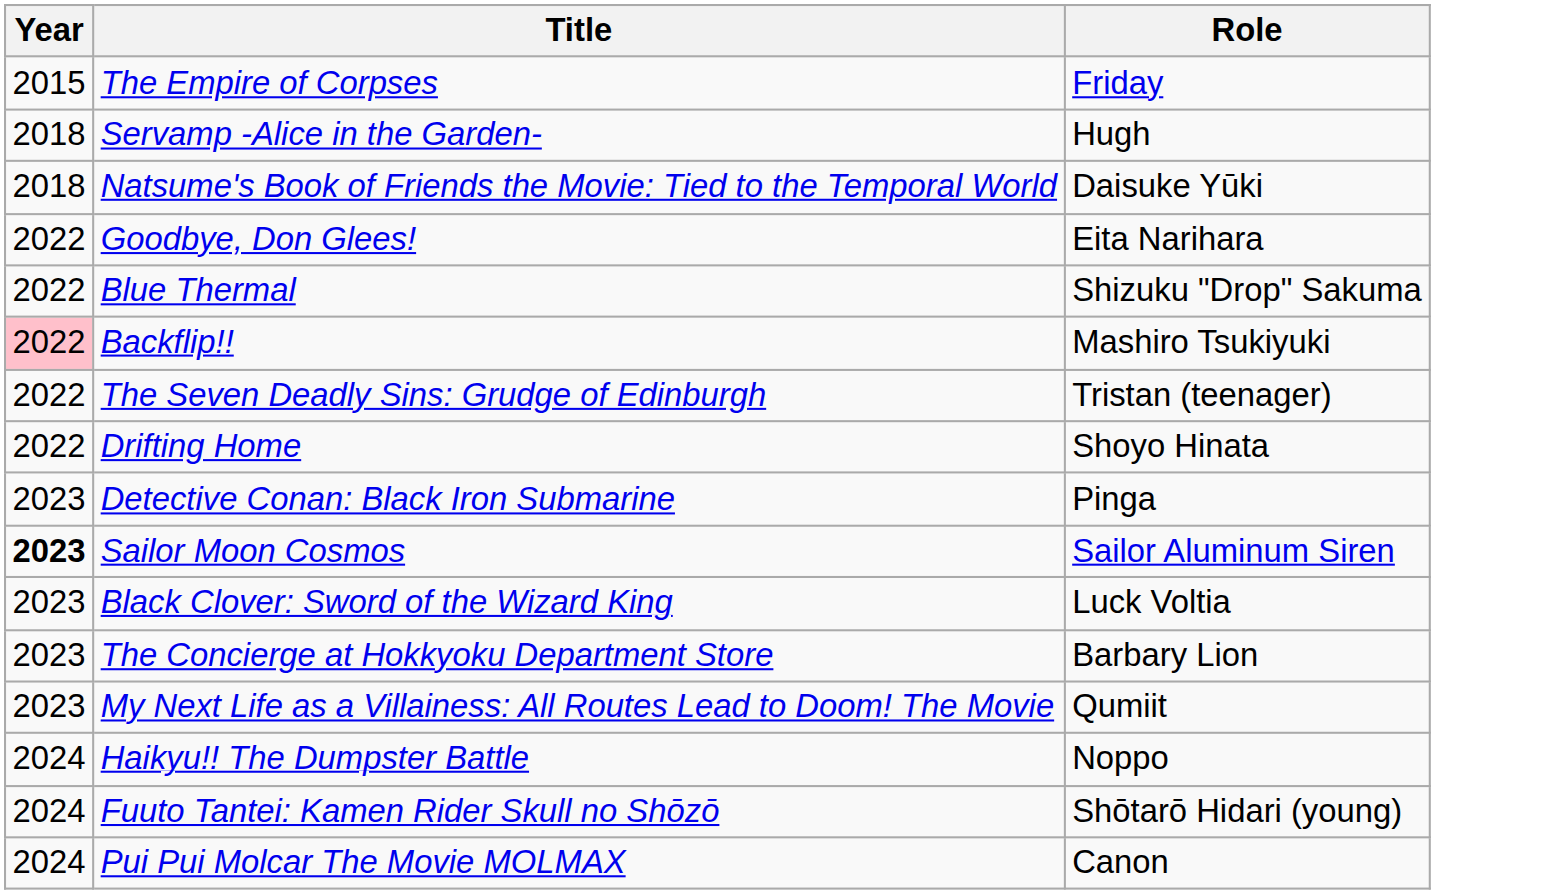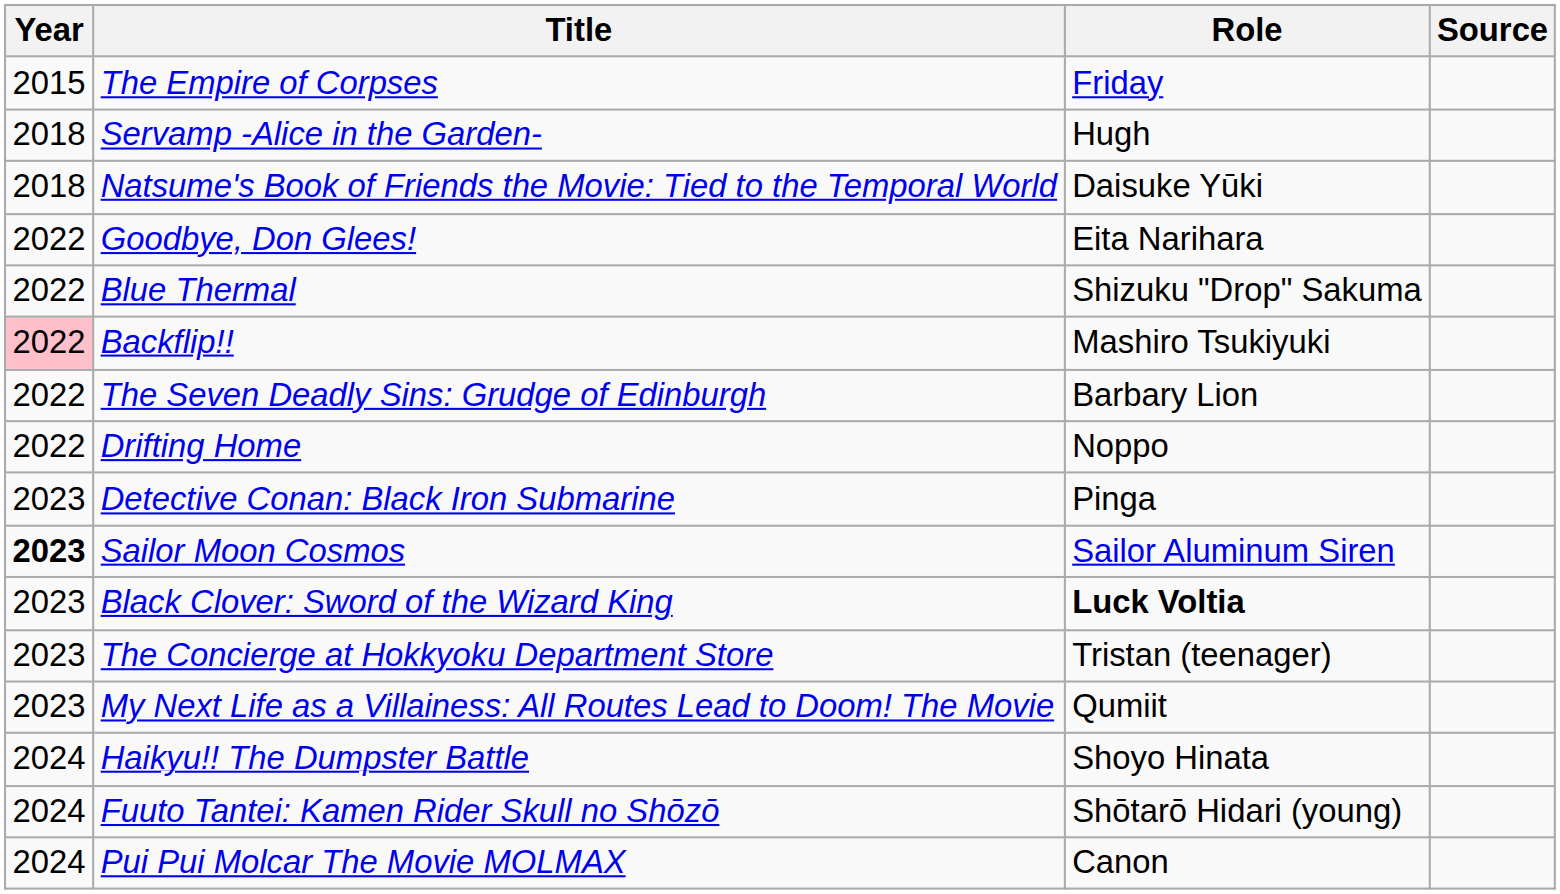+ column: (1493, 30)
(1202, 394) Tristan (teenager) -> (1165, 394) Barbary Lion
(1171, 446) Shoyo Hinata -> (1121, 446) Noppo
(1152, 602) normal -> (1158, 602) bold
(1165, 654) Barbary Lion -> (1202, 654) Tristan (teenager)
(1121, 758) Noppo -> (1171, 758) Shoyo Hinata
